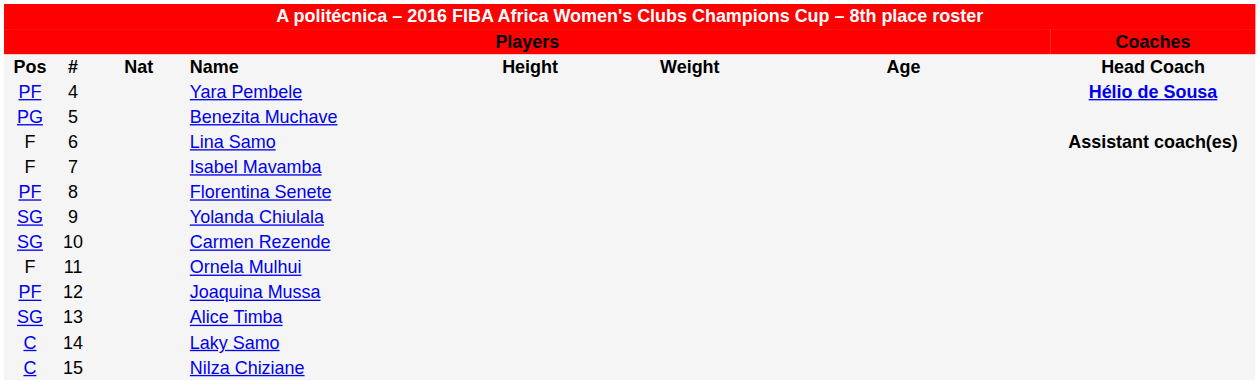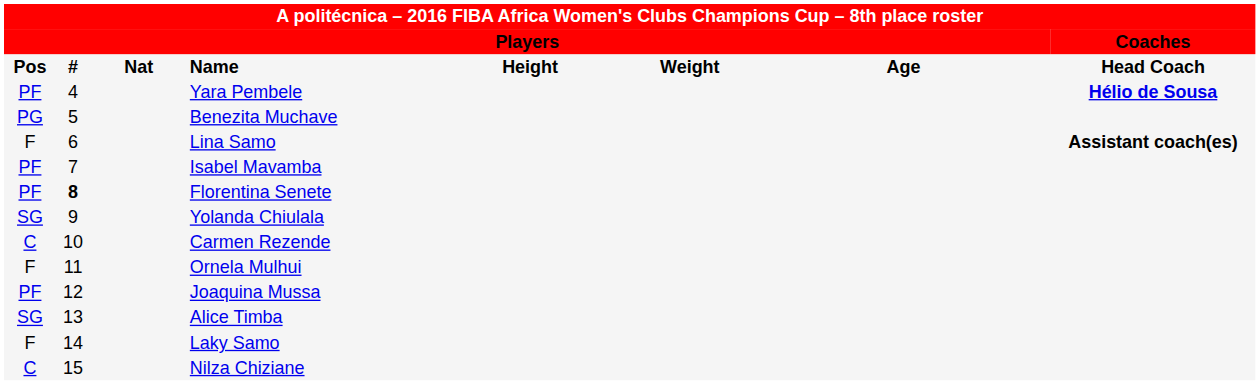(30, 167) F -> (30, 167) PF
(73, 192) normal -> (73, 192) bold
(30, 242) SG -> (30, 242) C
(30, 343) C -> (30, 343) F
